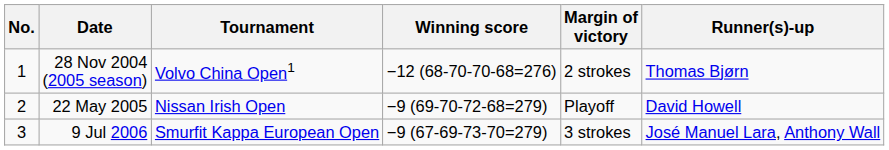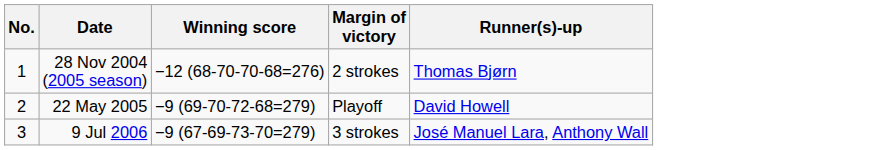- column: (267, 27)
